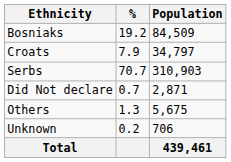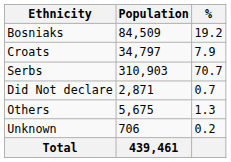columns swapped: (187, 14) <-> (133, 14)
